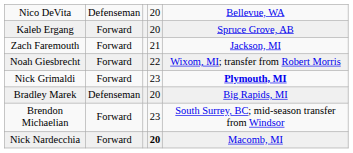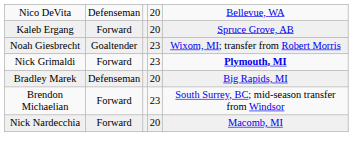- row: (45, 45)
(114, 62) Forward -> (114, 45) Goaltender
(155, 62) 22 -> (155, 45) 23
(155, 139) bold -> (155, 123) normal
